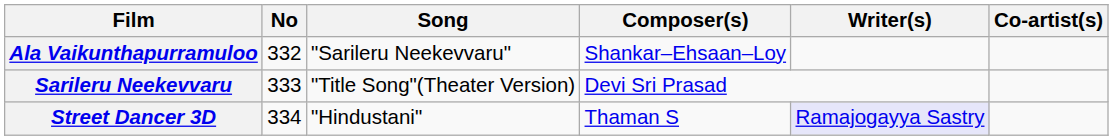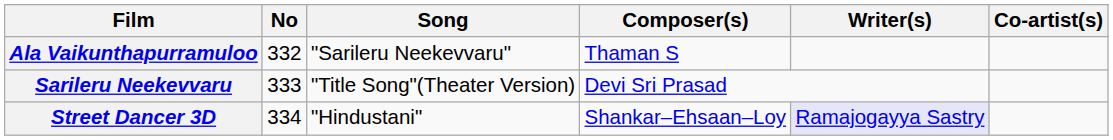(685, 53) Shankar–Ehsaan–Loy -> (632, 53) Thaman S
(632, 118) Thaman S -> (685, 118) Shankar–Ehsaan–Loy
